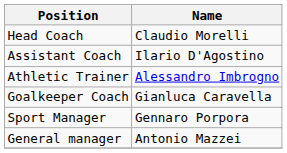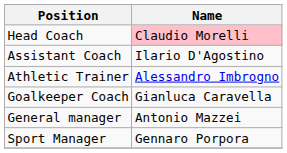(192, 35) no background -> (192, 35) pink background
rows swapped: (64, 138) <-> (57, 118)
